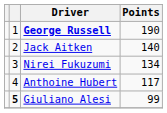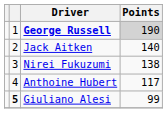(150, 30) no background -> (150, 30) lightgrey background
(150, 65) 134 -> (150, 65) 138
